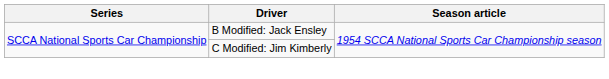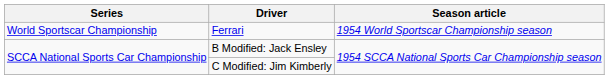+ row: (228, 31)
